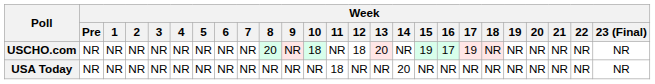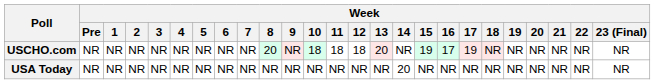(337, 50) NR -> (337, 50) 18
(337, 69) 18 -> (337, 69) NR
